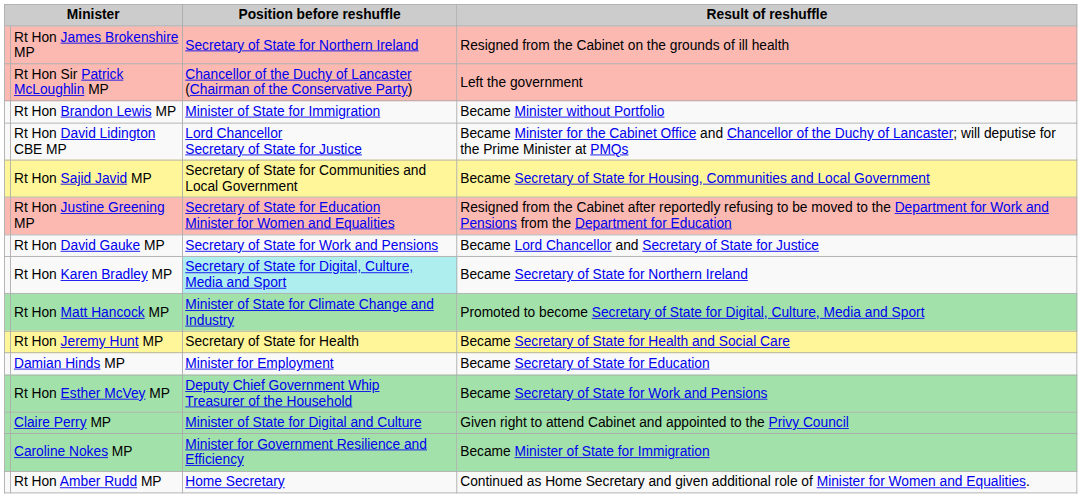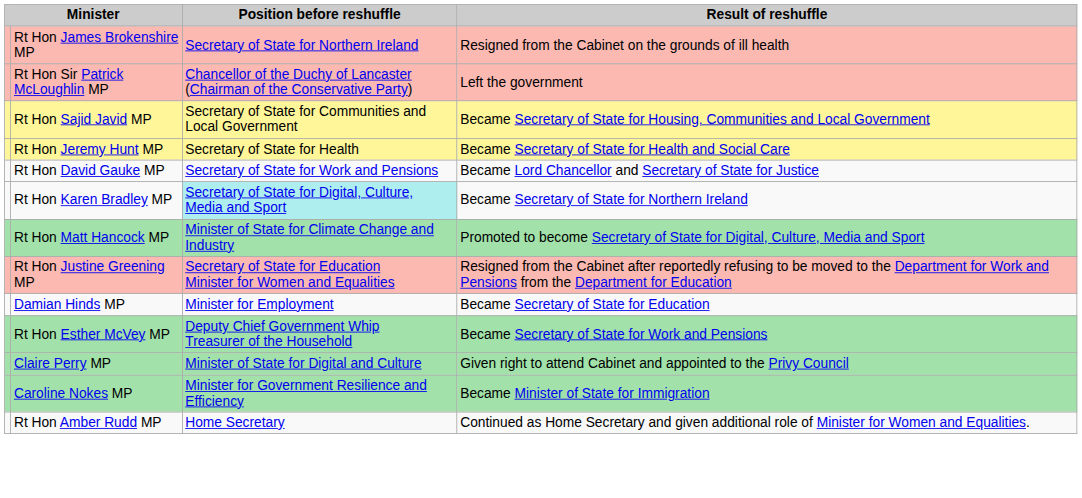- row: (95, 111)
- row: (85, 141)
rows swapped: (89, 341) <-> (89, 216)
